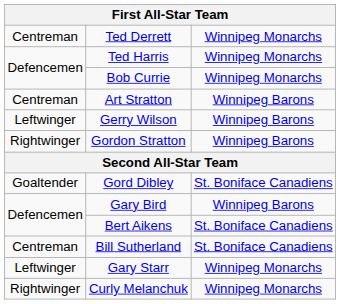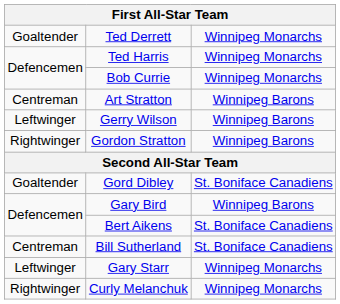(45, 36) Centreman -> (45, 36) Goaltender
